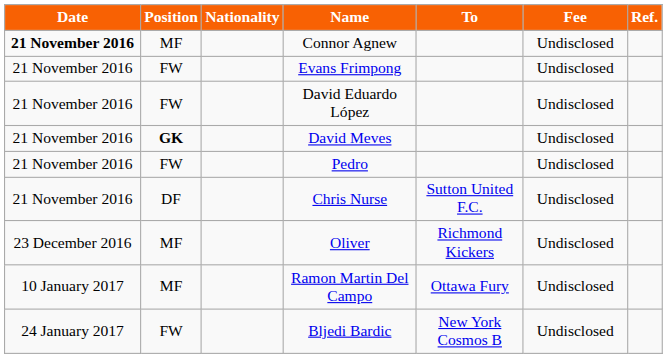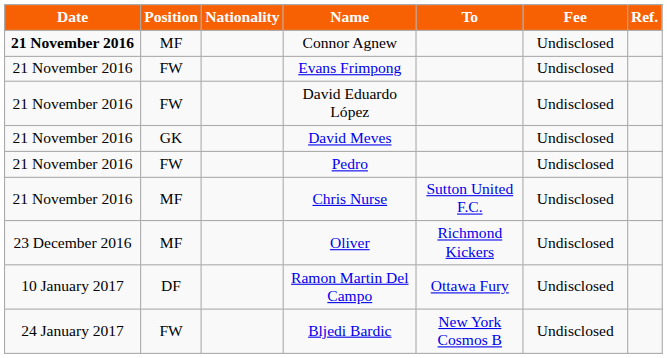(171, 138) bold -> (171, 138) normal
(171, 199) DF -> (171, 199) MF
(171, 287) MF -> (171, 287) DF
